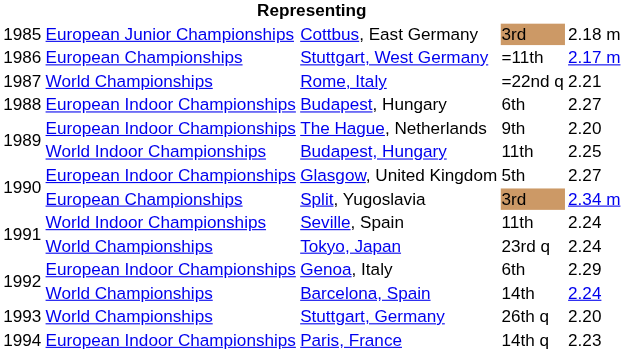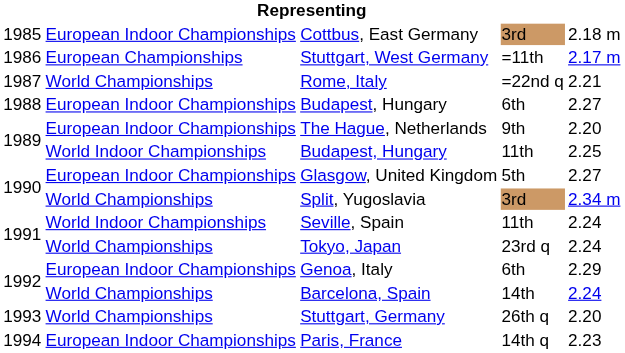(170, 34) European Junior Championships -> (171, 34) European Indoor Championships
(144, 199) European Championships -> (129, 199) World Championships
